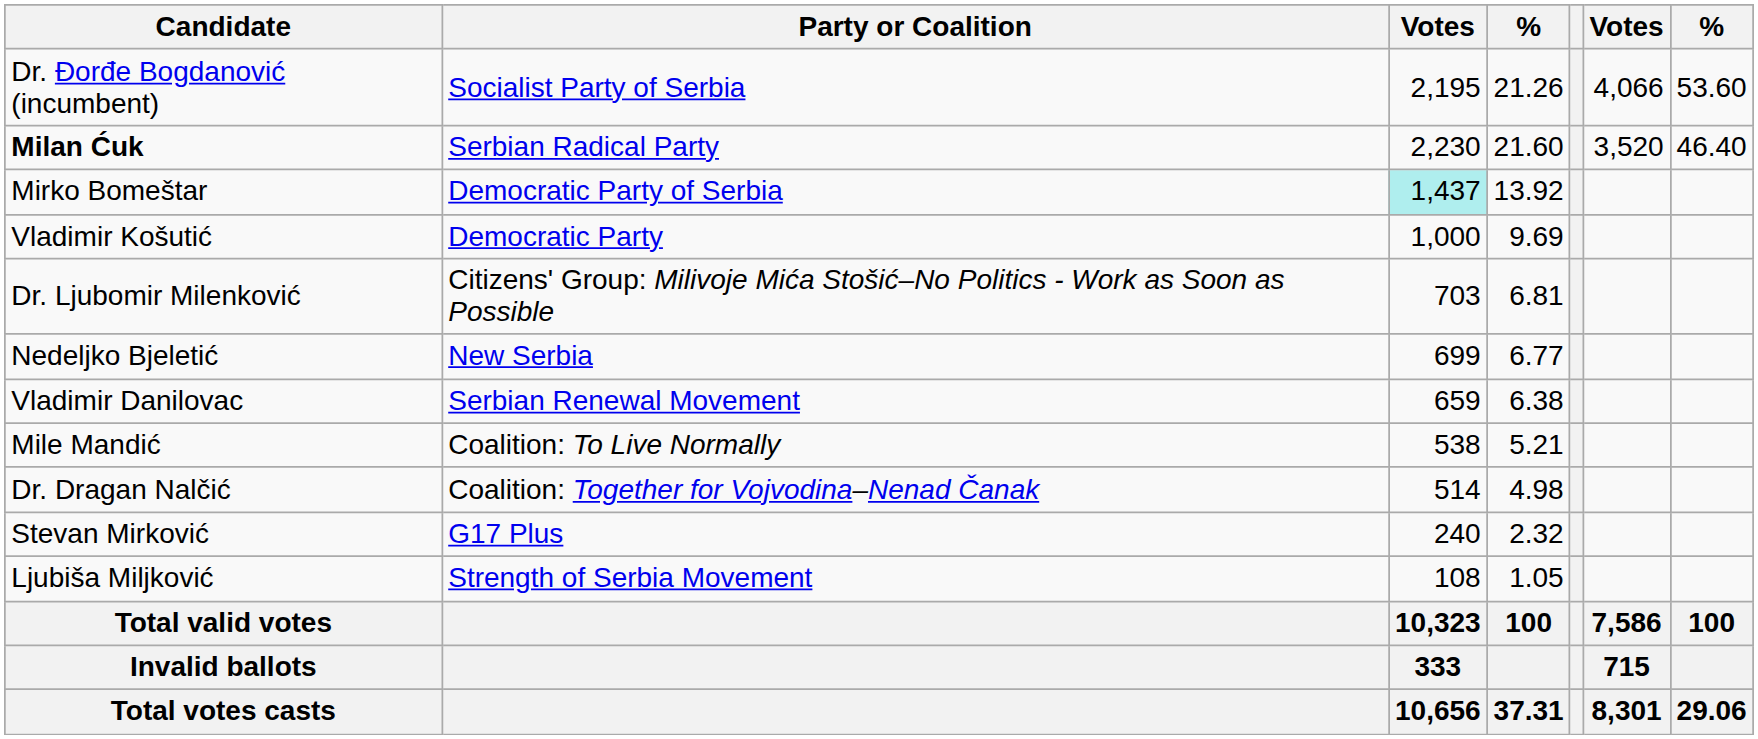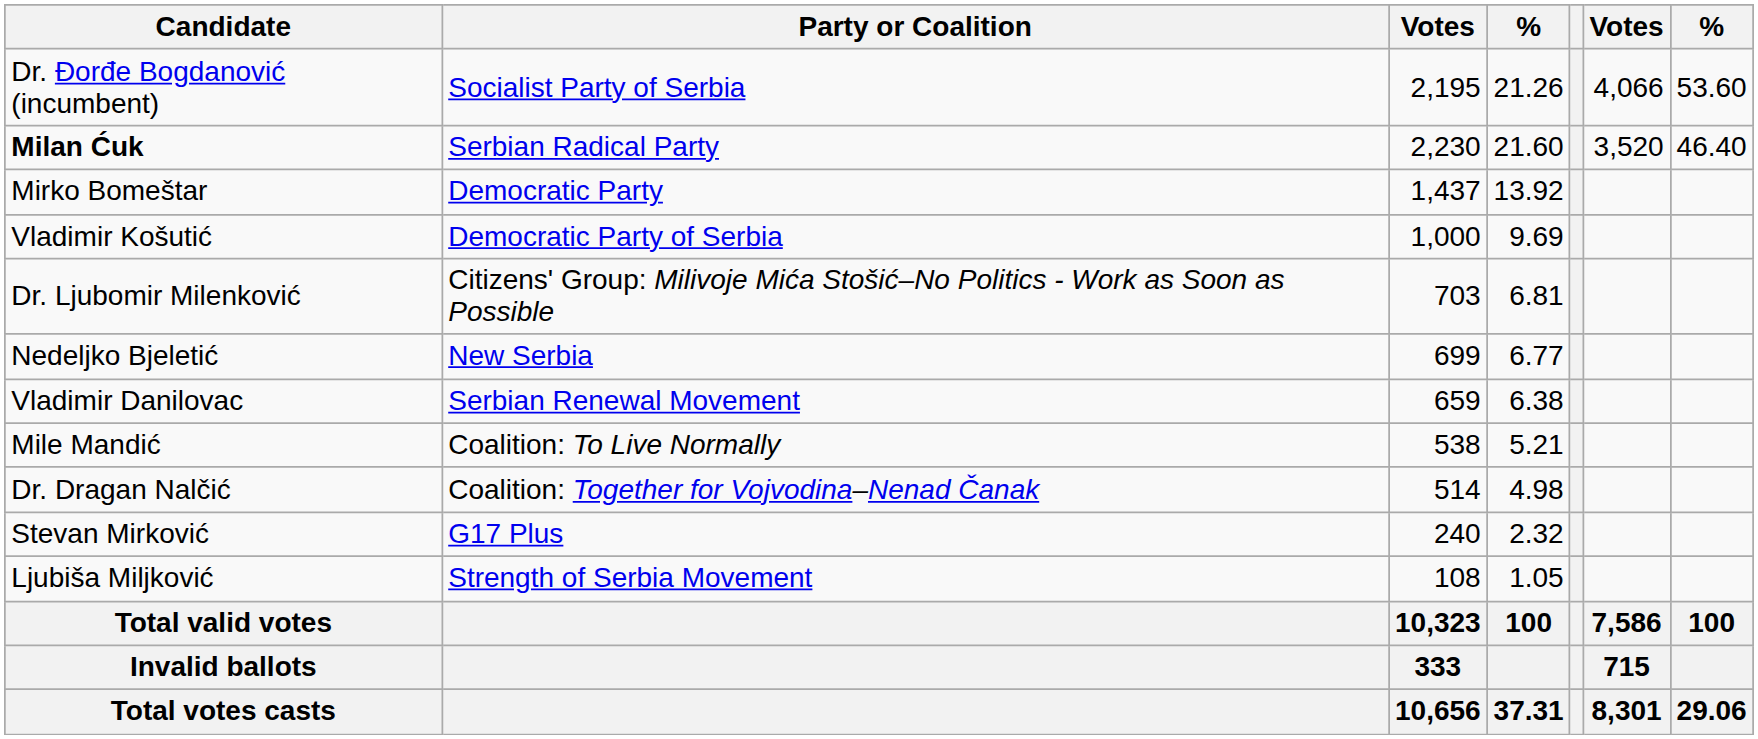(615, 191) Democratic Party of Serbia -> (556, 191) Democratic Party
(1446, 191) paleturquoise background -> (1446, 191) no background
(556, 235) Democratic Party -> (615, 235) Democratic Party of Serbia
